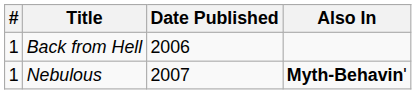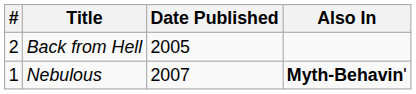(14, 46) 1 -> (14, 46) 2
(170, 46) 2006 -> (170, 46) 2005
